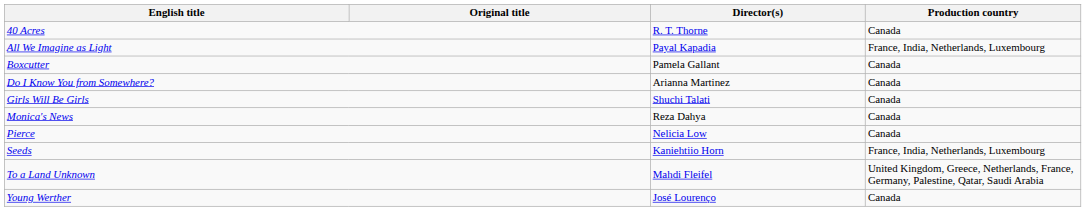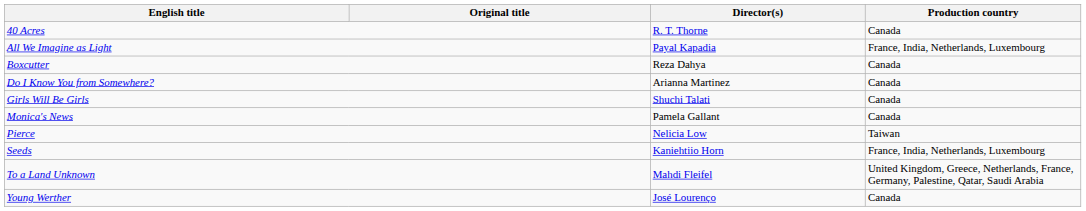(686, 64) Pamela Gallant -> (679, 64) Reza Dahya
(679, 116) Reza Dahya -> (686, 116) Pamela Gallant
(884, 133) Canada -> (884, 133) Taiwan
